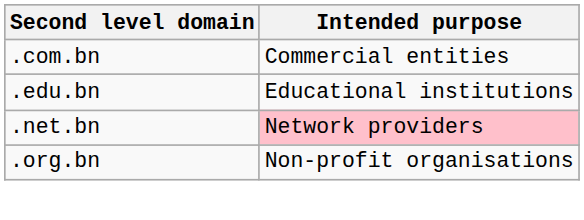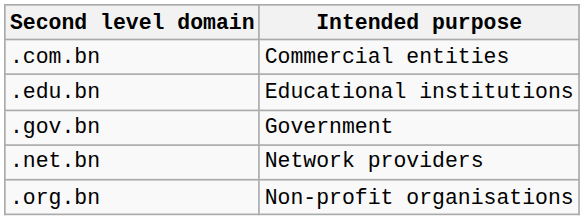+ row: (55, 127)
(374, 127) pink background -> (374, 162) no background
